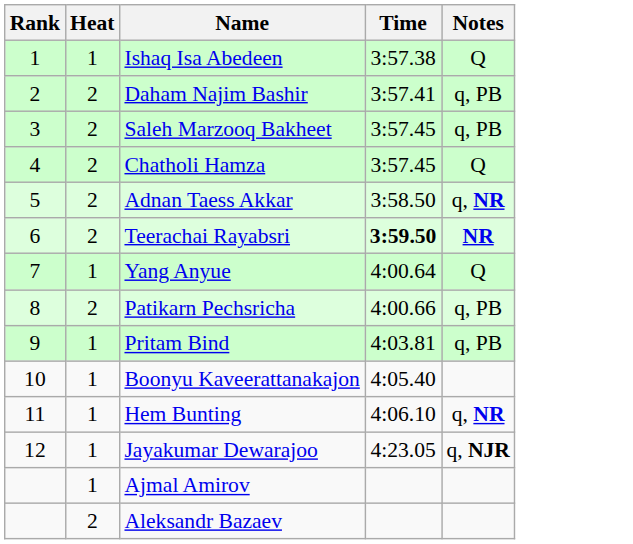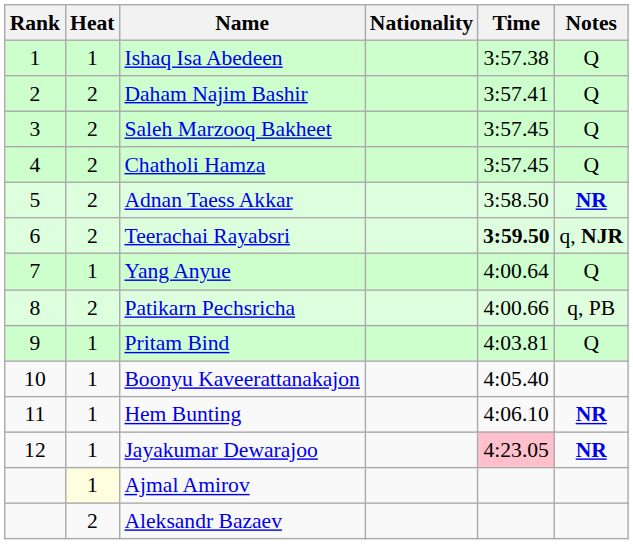+ column: (421, 22)
(478, 93) q, PB -> (591, 93) Q
(478, 129) q, PB -> (591, 129) Q
(478, 200) q, NR -> (591, 200) NR
(478, 236) NR -> (591, 236) q, NJR
(478, 342) q, PB -> (591, 342) Q
(478, 413) q, NR -> (591, 413) NR
(403, 449) no background -> (516, 449) pink background
(478, 449) q, NJR -> (591, 449) NR
(92, 485) no background -> (92, 485) lightyellow background
